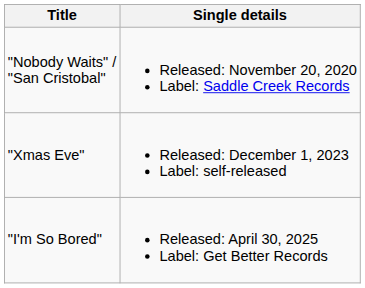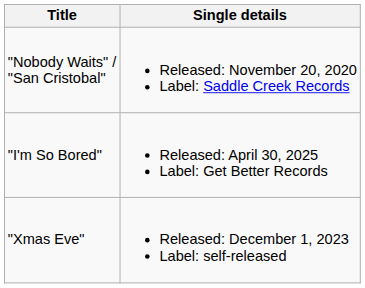rows swapped: (46, 155) <-> (55, 240)
